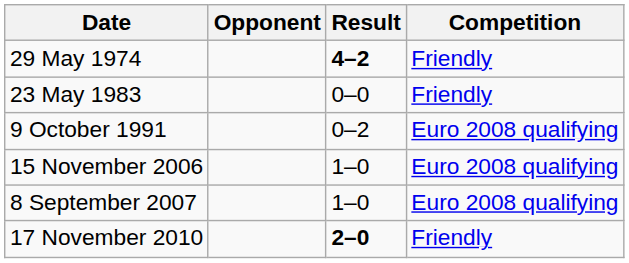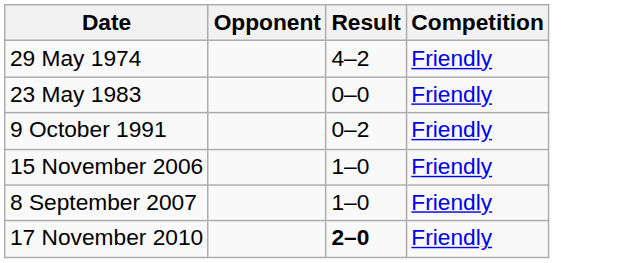(350, 58) bold -> (350, 58) normal
(515, 130) Euro 2008 qualifying -> (452, 130) Friendly
(515, 166) Euro 2008 qualifying -> (452, 166) Friendly
(515, 202) Euro 2008 qualifying -> (452, 202) Friendly
